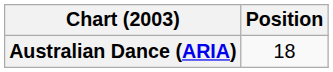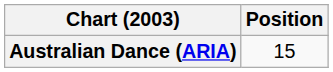(284, 51) 18 -> (284, 51) 15
